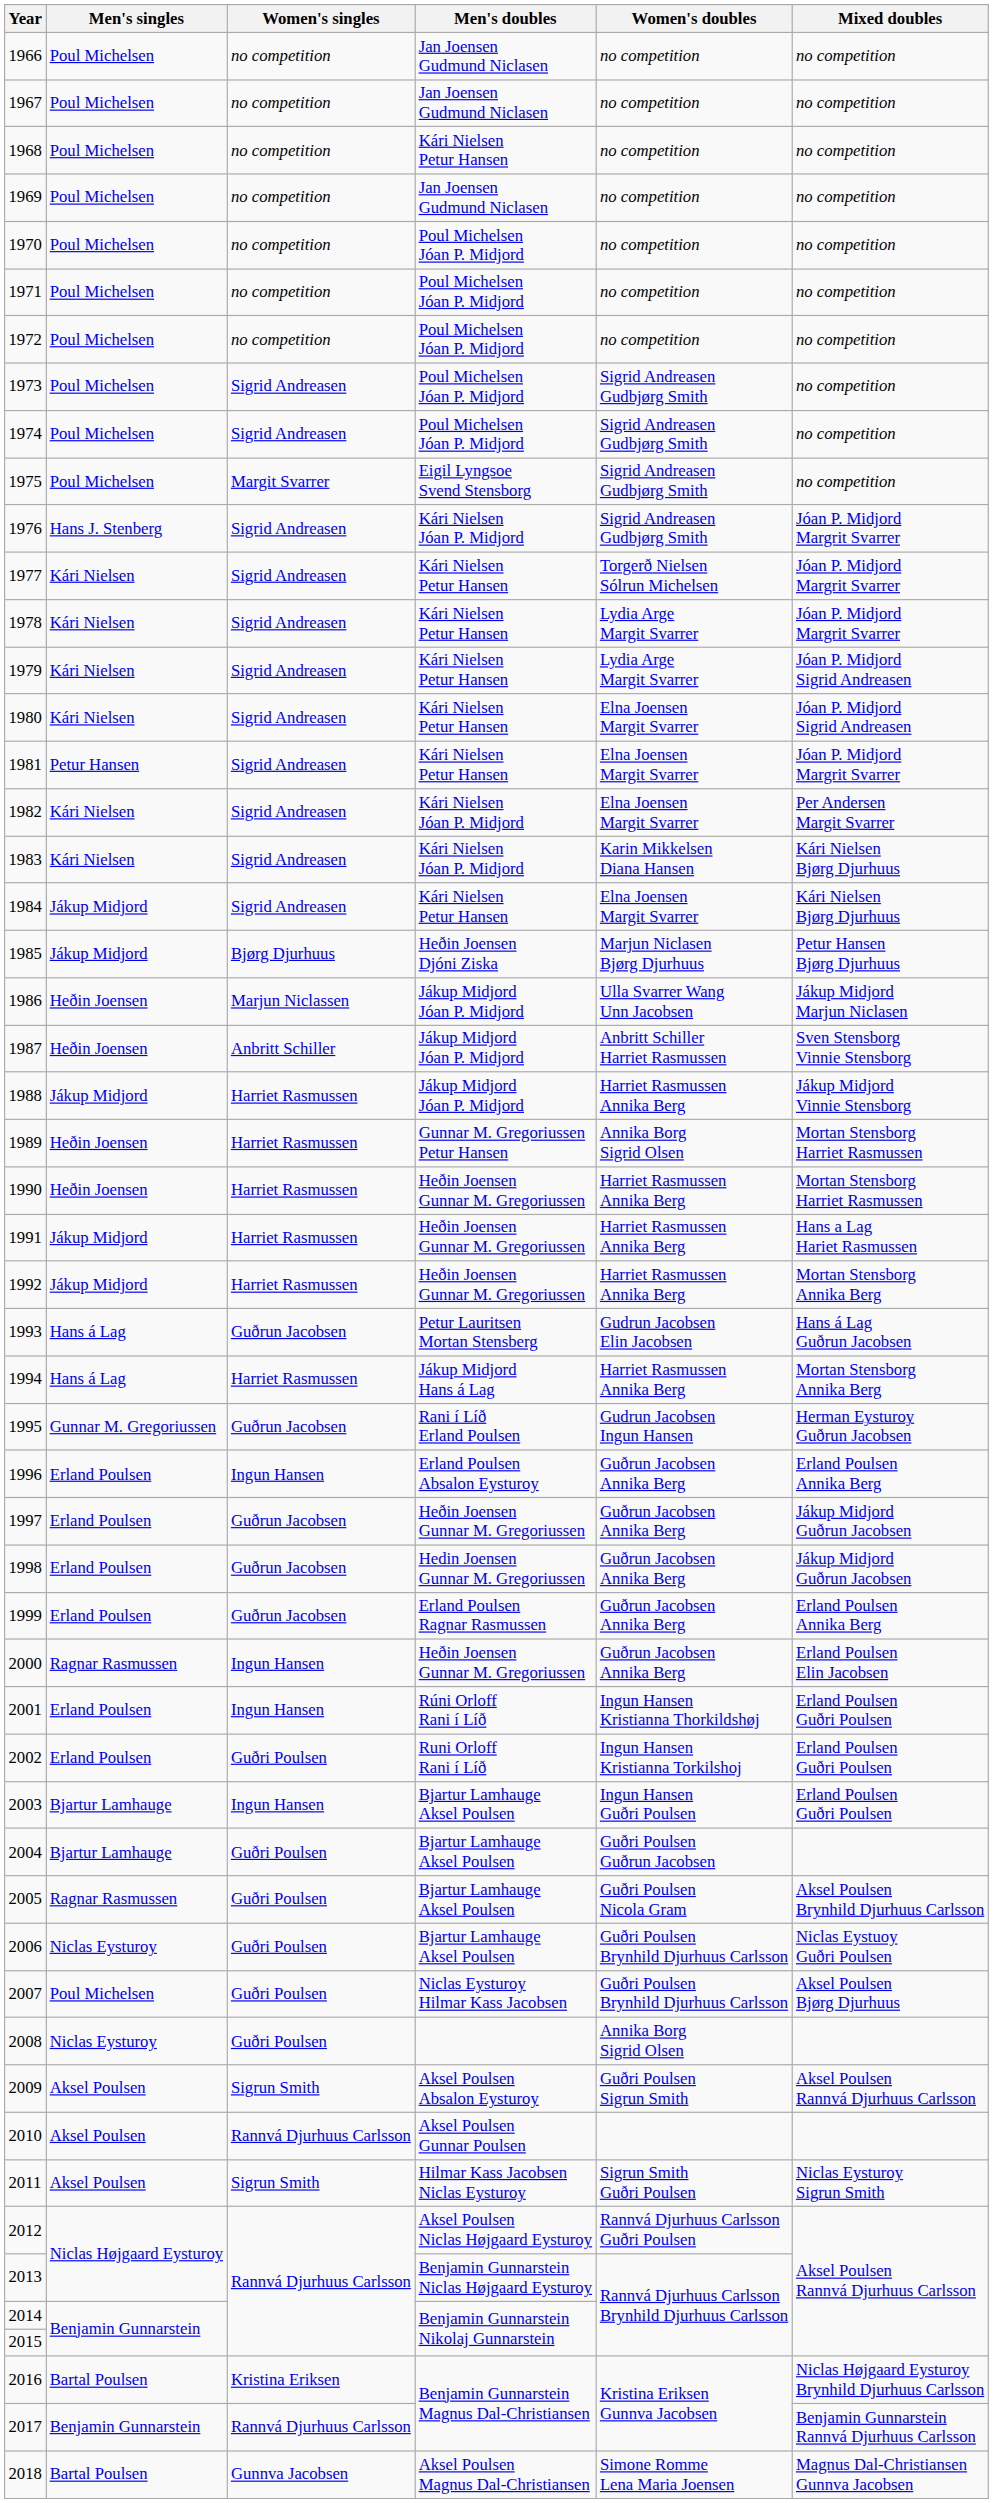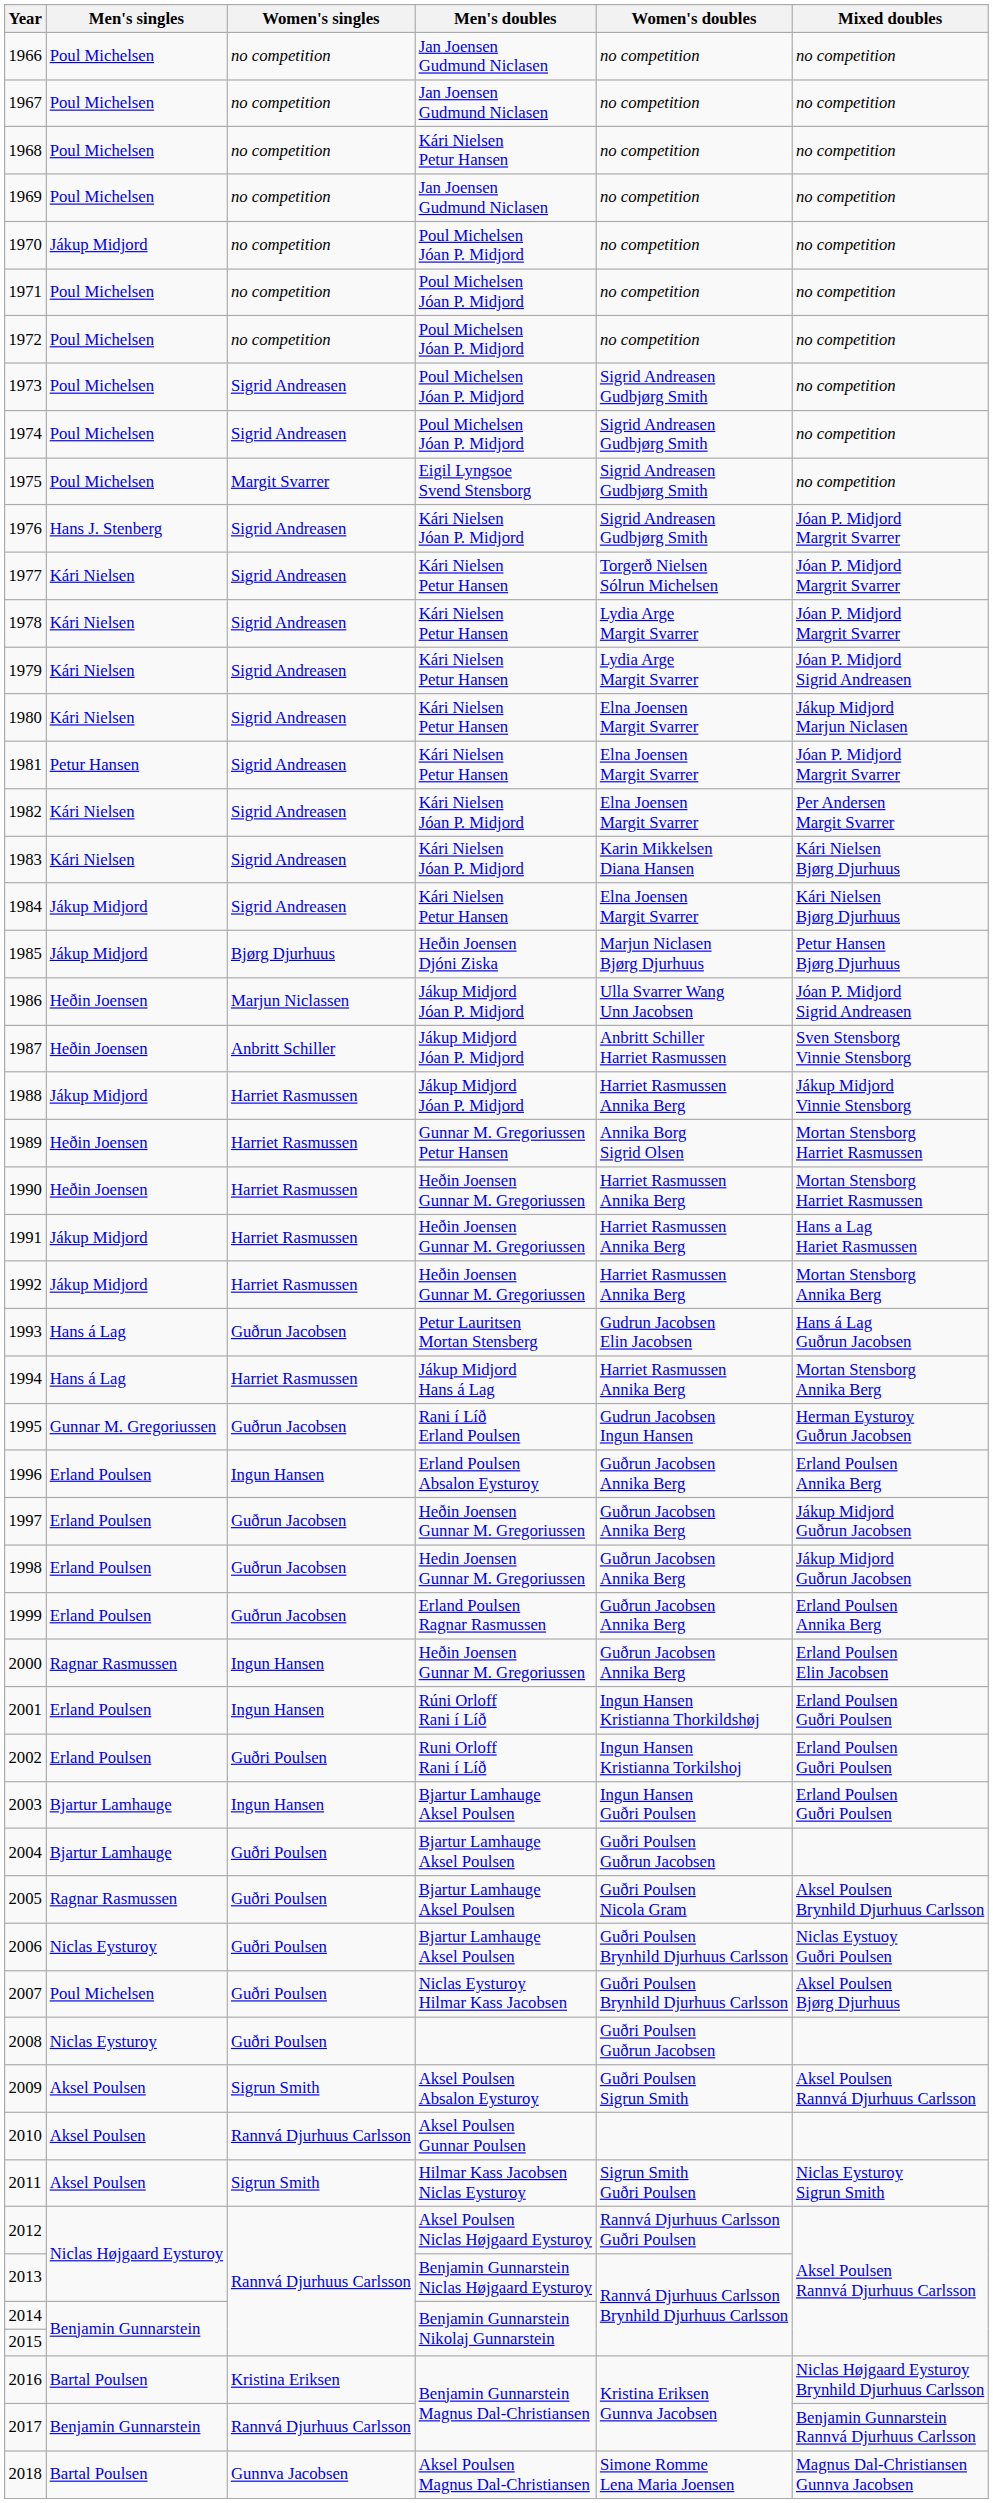(102, 245) Poul Michelsen -> (99, 245) Jákup Midjord
(854, 717) Jóan P. Midjord Sigrid Andreasen -> (852, 717) Jákup Midjord Marjun Niclasen
(852, 1001) Jákup Midjord Marjun Niclasen -> (854, 1001) Jóan P. Midjord Sigrid Andreasen
(643, 2041) Annika Borg Sigrid Olsen -> (658, 2041) Guðri Poulsen Guðrun Jacobsen
